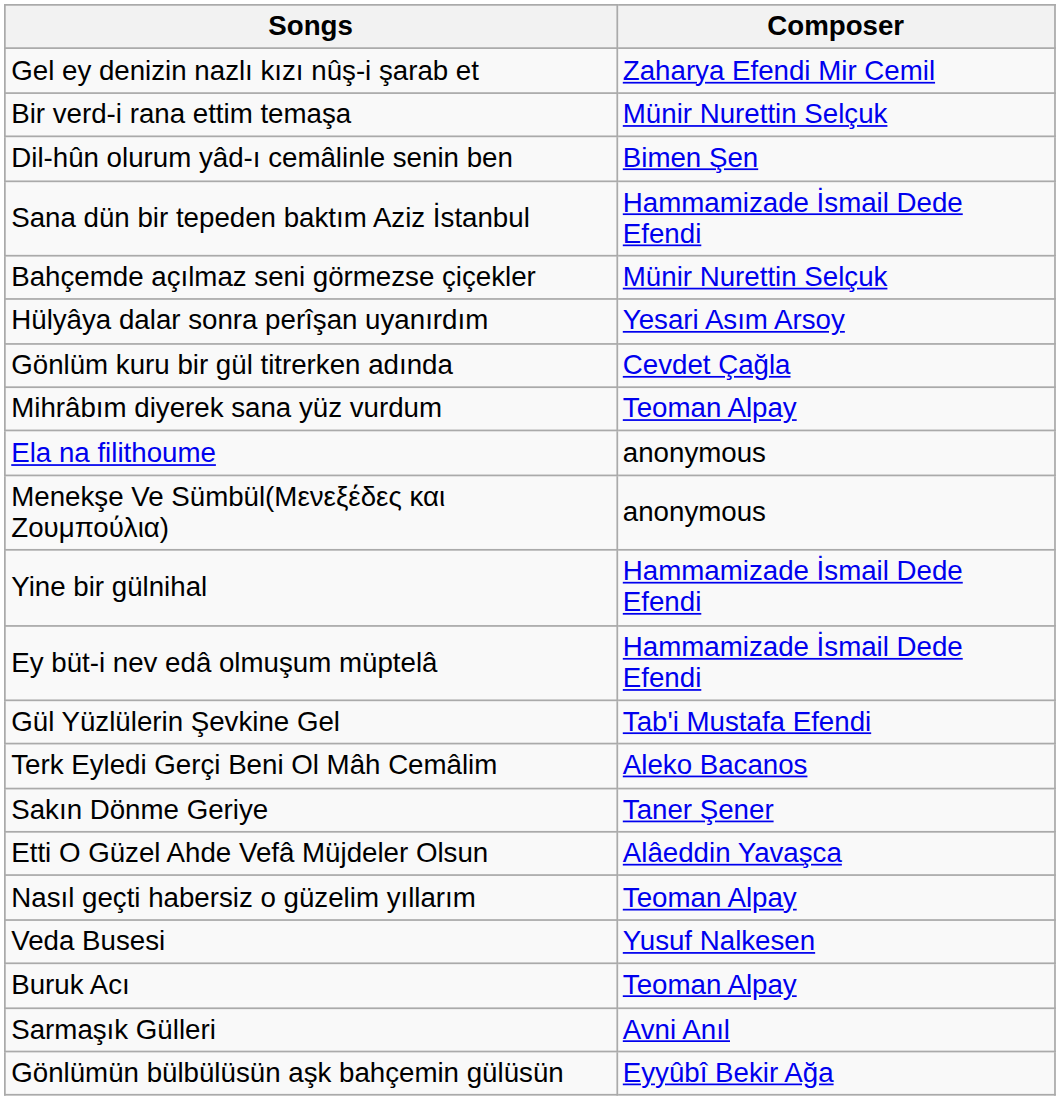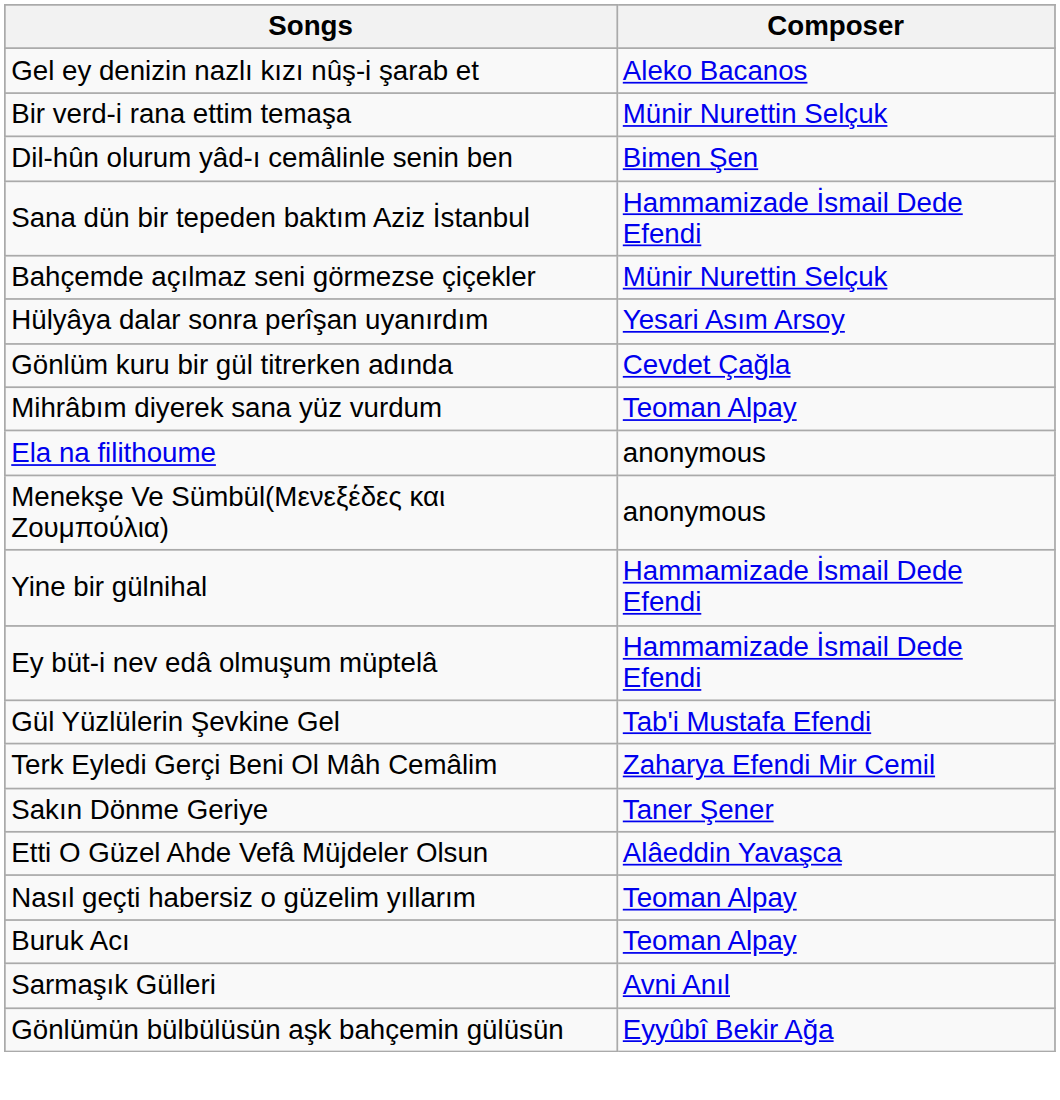(779, 70) Zaharya Efendi Mir Cemil -> (715, 70) Aleko Bacanos
(715, 765) Aleko Bacanos -> (779, 765) Zaharya Efendi Mir Cemil
- row: (88, 941)
